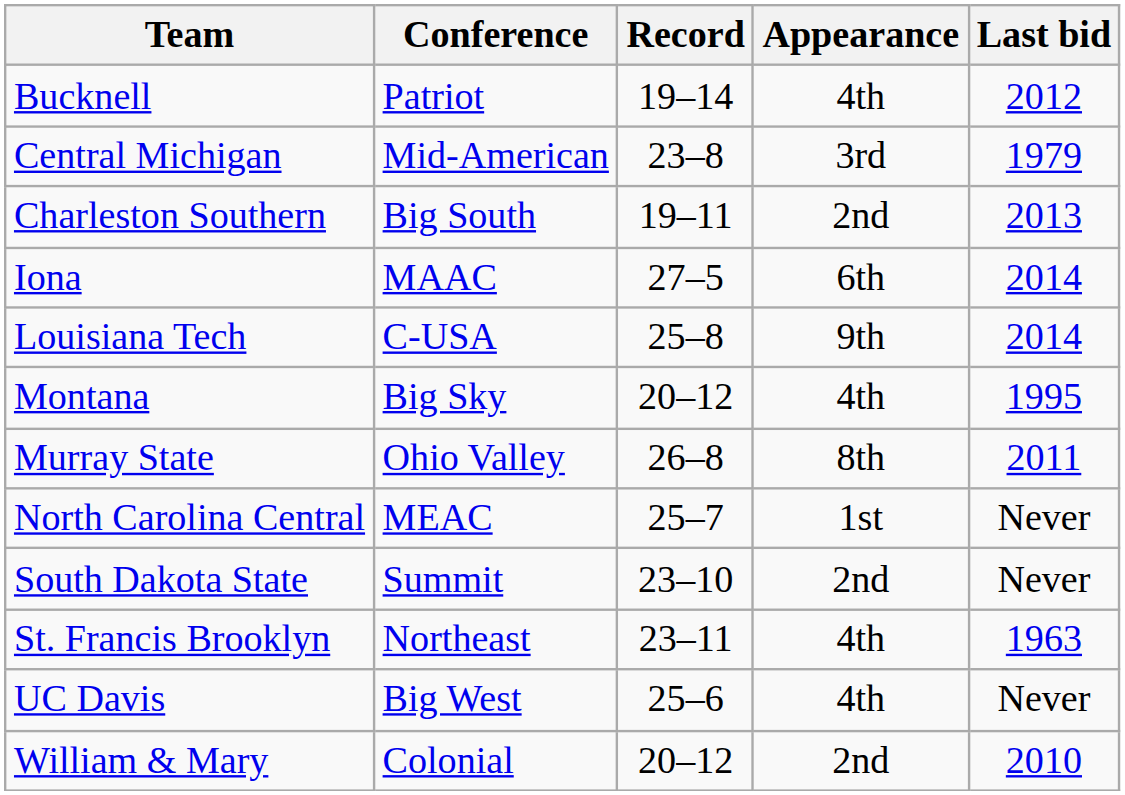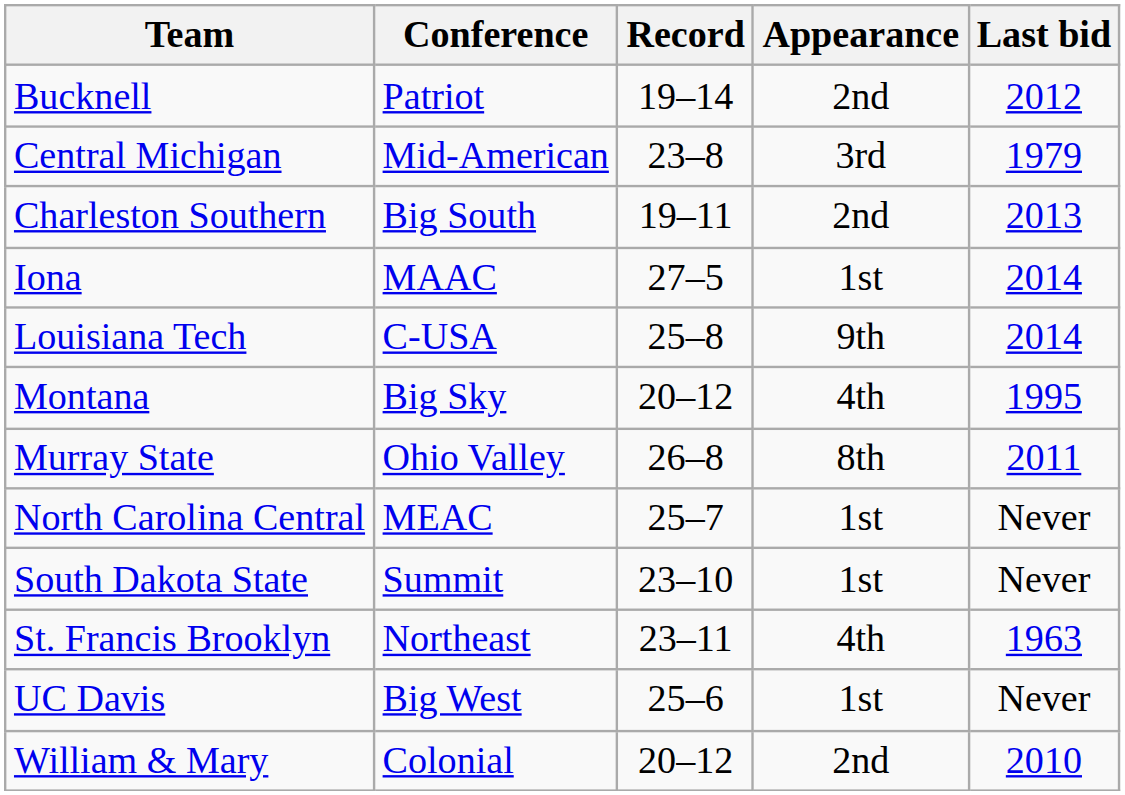(861, 95) 4th -> (861, 95) 2nd
(861, 276) 6th -> (861, 276) 1st
(861, 578) 2nd -> (861, 578) 1st
(861, 699) 4th -> (861, 699) 1st
